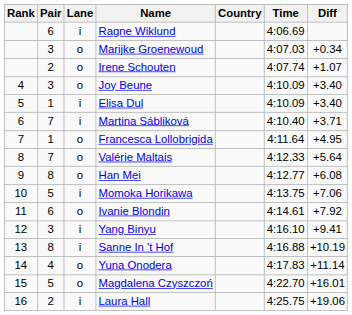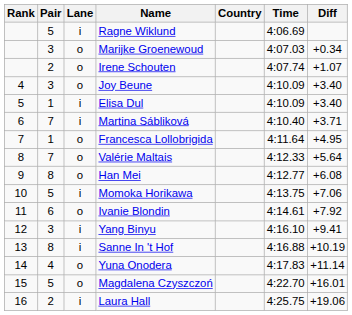(51, 31) 6 -> (51, 31) 5
